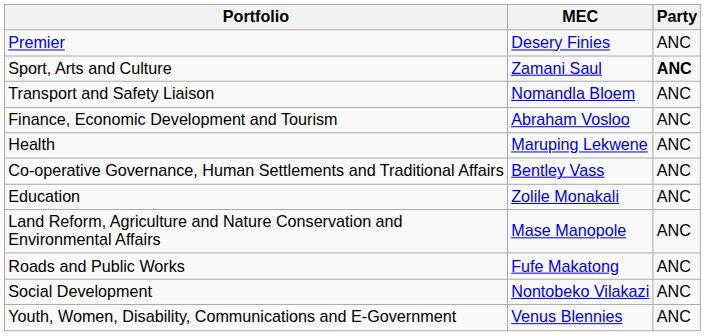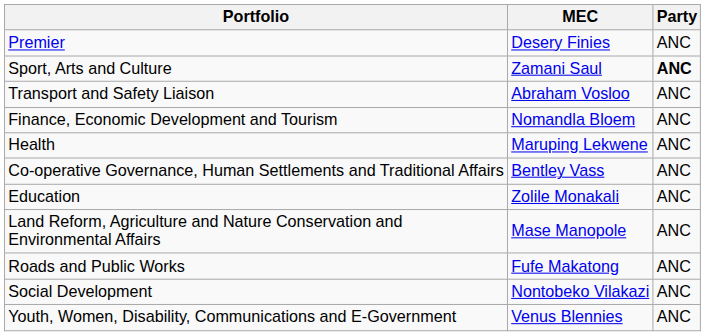(573, 94) Nomandla Bloem -> (571, 94) Abraham Vosloo
(571, 119) Abraham Vosloo -> (573, 119) Nomandla Bloem
